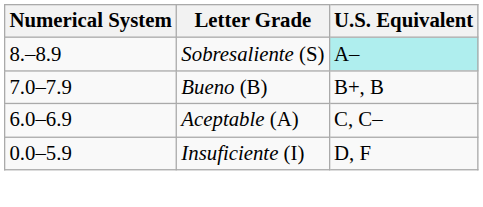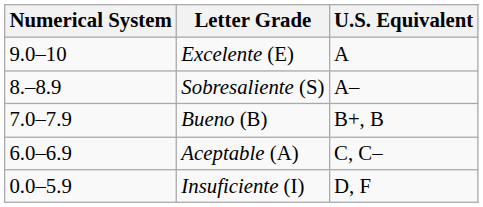+ row: (238, 53)
(347, 53) paleturquoise background -> (347, 86) no background
